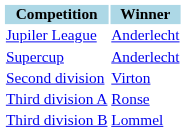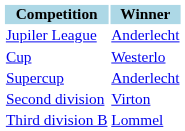+ row: (19, 56)
- row: (57, 99)
